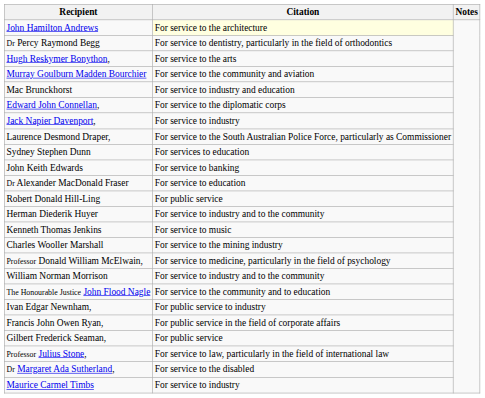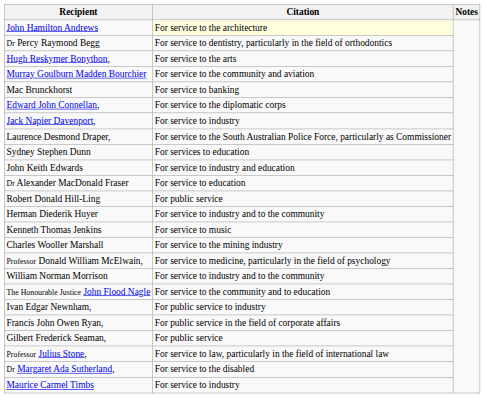(225, 90) For service to industry and education -> (197, 90) For service to banking
(197, 167) For service to banking -> (225, 167) For service to industry and education
